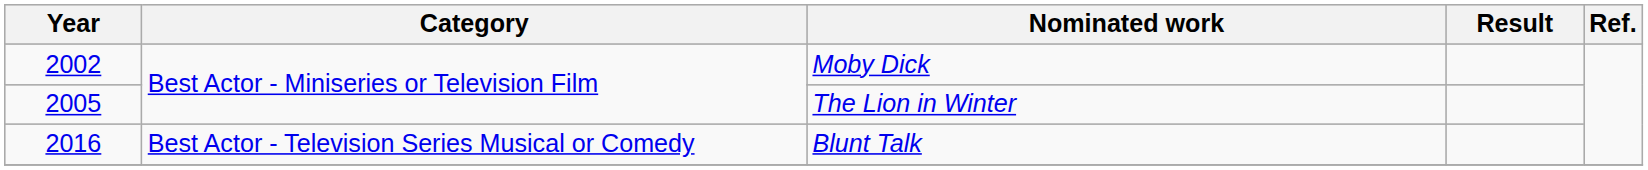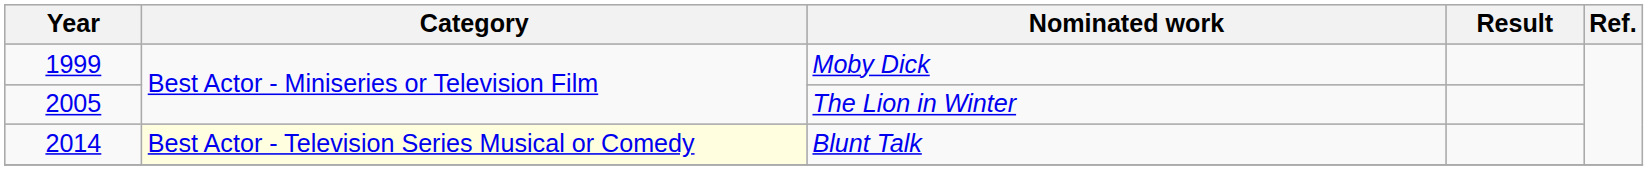(73, 64) 2002 -> (73, 64) 1999
(73, 143) 2016 -> (73, 143) 2014
(421, 143) no background -> (421, 143) lightyellow background
